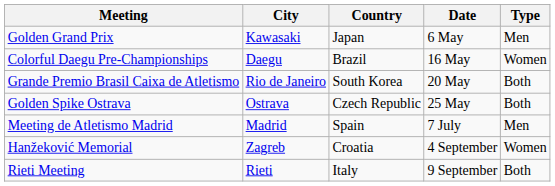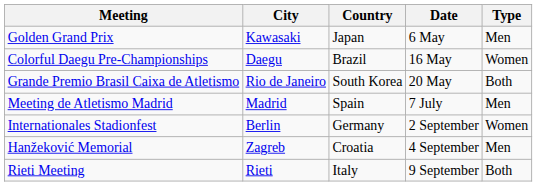- row: (69, 103)
+ row: (82, 125)
(525, 147) Women -> (498, 147) Men
